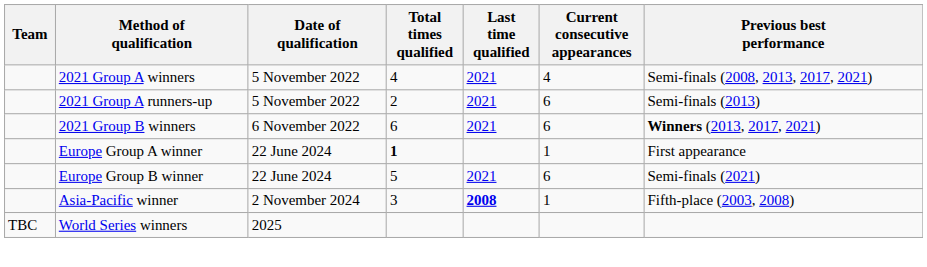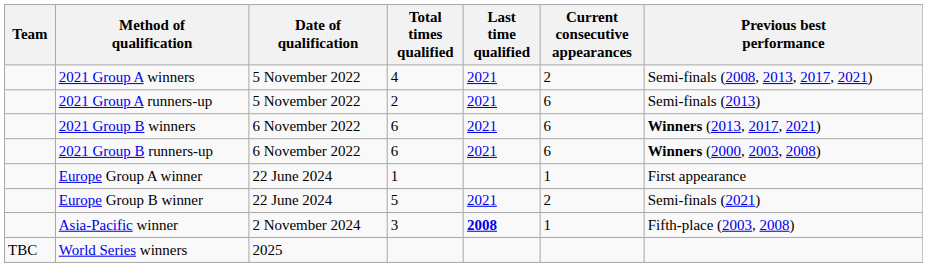(547, 77) 4 -> (547, 77) 2
+ row: (136, 151)
(394, 151) bold -> (394, 176) normal
(547, 176) 6 -> (547, 200) 2
